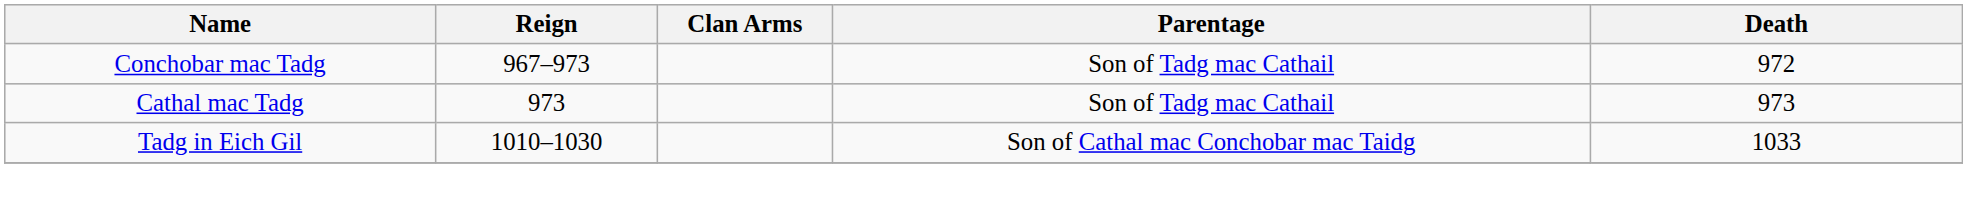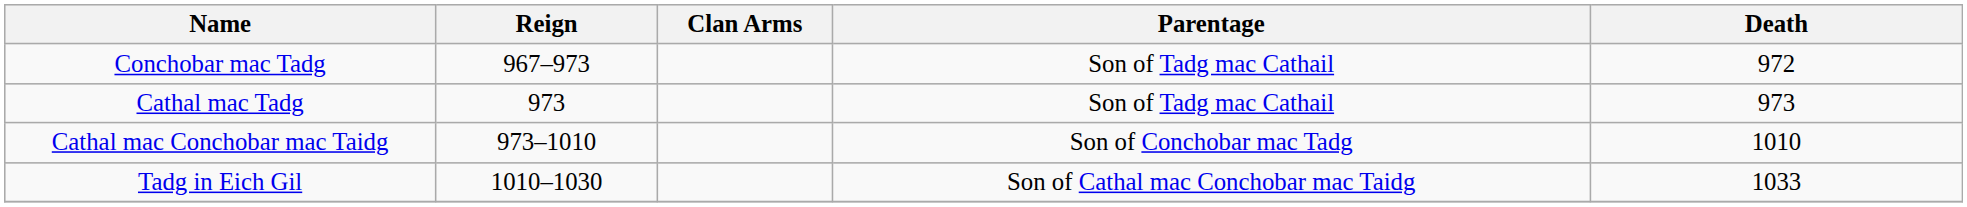+ row: (220, 142)
